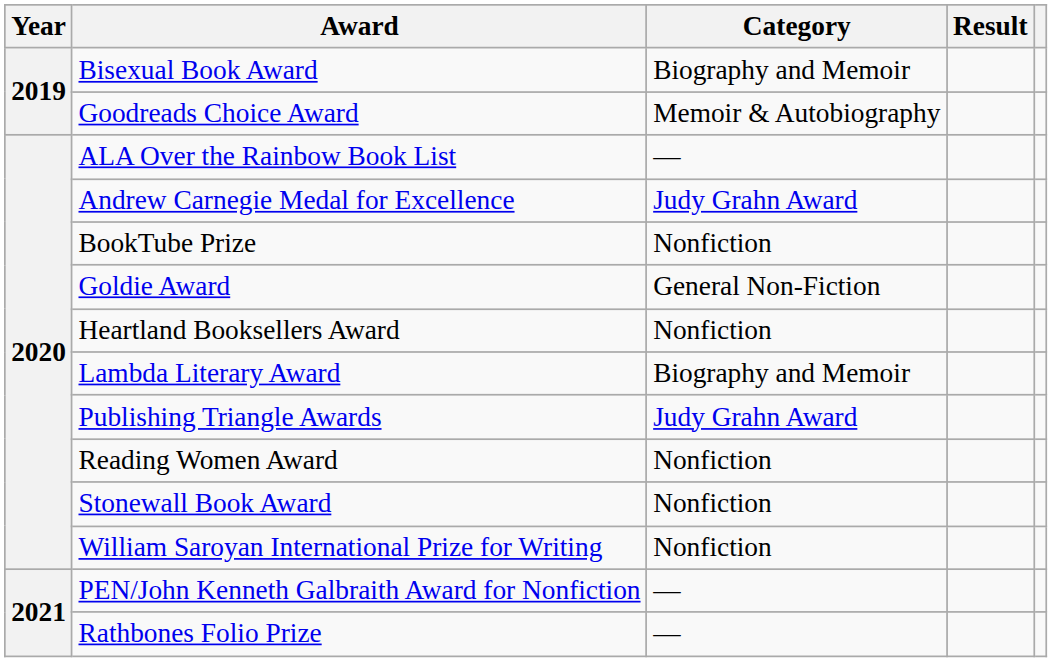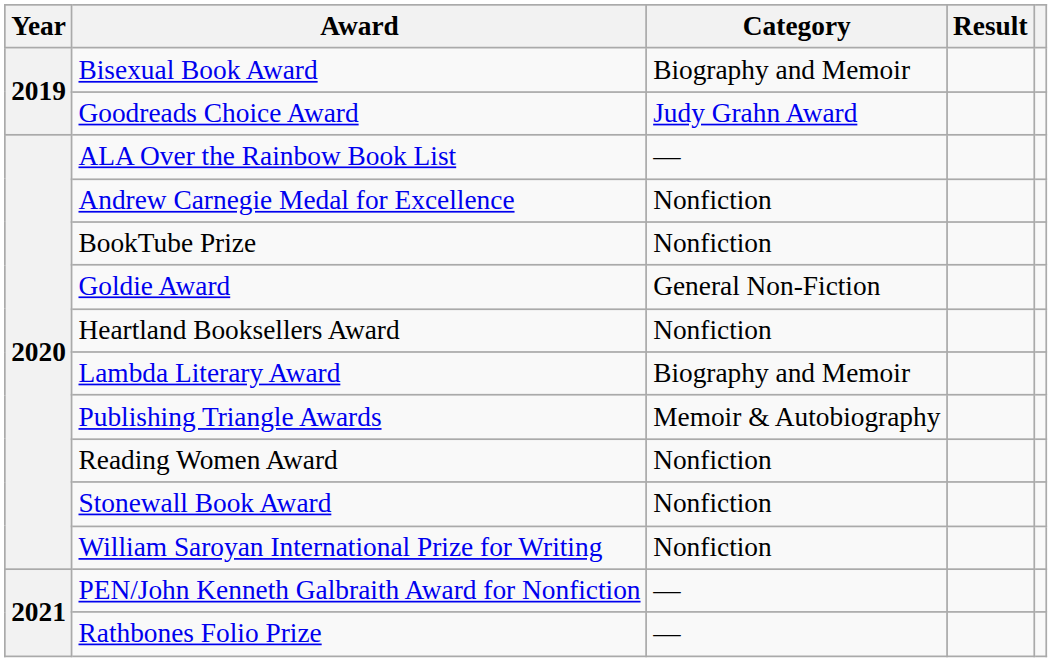(797, 112) Memoir & Autobiography -> (755, 112) Judy Grahn Award
(755, 199) Judy Grahn Award -> (712, 199) Nonfiction
(755, 416) Judy Grahn Award -> (797, 416) Memoir & Autobiography
